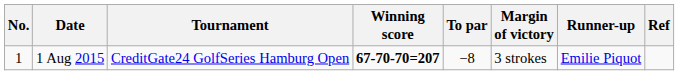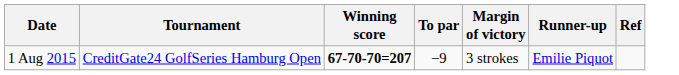- column: (19, 25)
(467, 58) −8 -> (439, 58) −9
